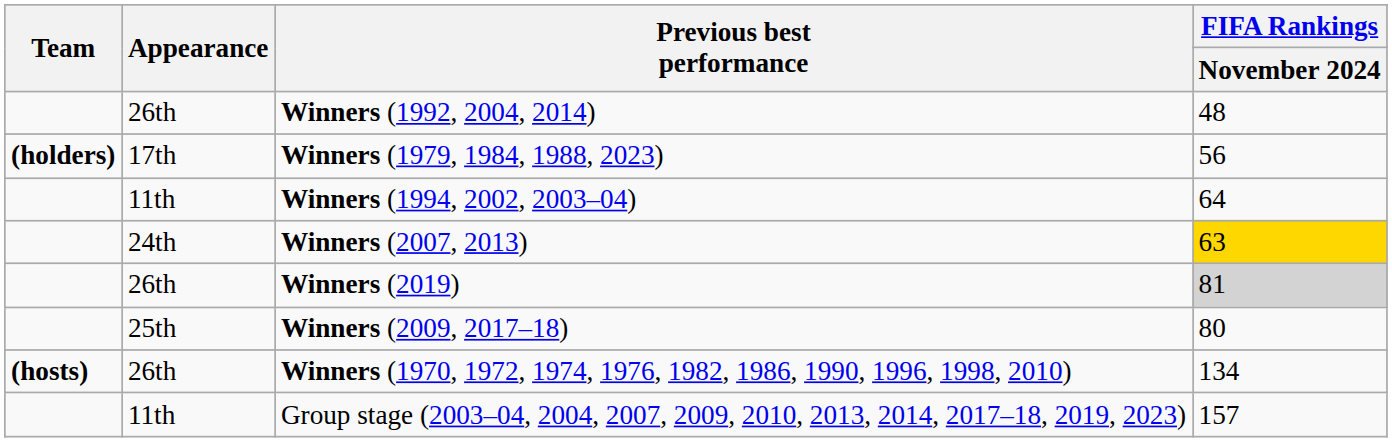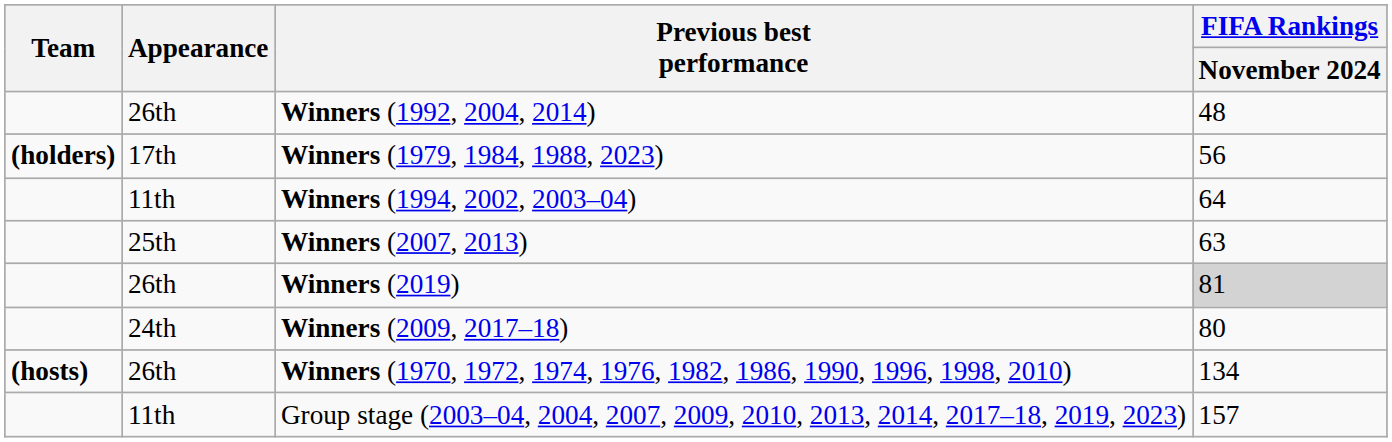(152, 241) 24th -> (152, 241) 25th
(1212, 241) gold background -> (1212, 241) no background
(152, 328) 25th -> (152, 328) 24th
